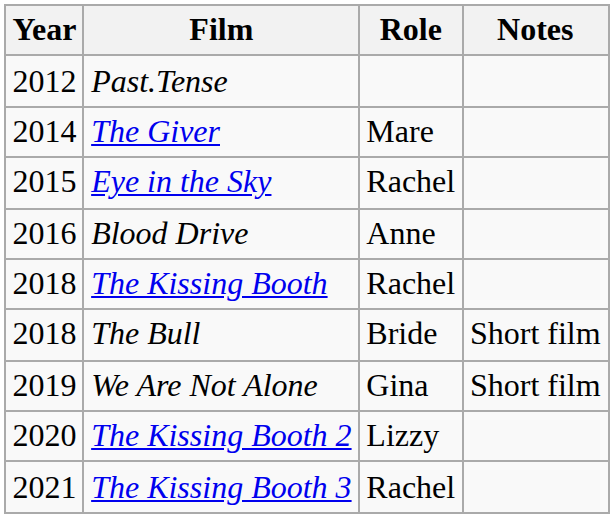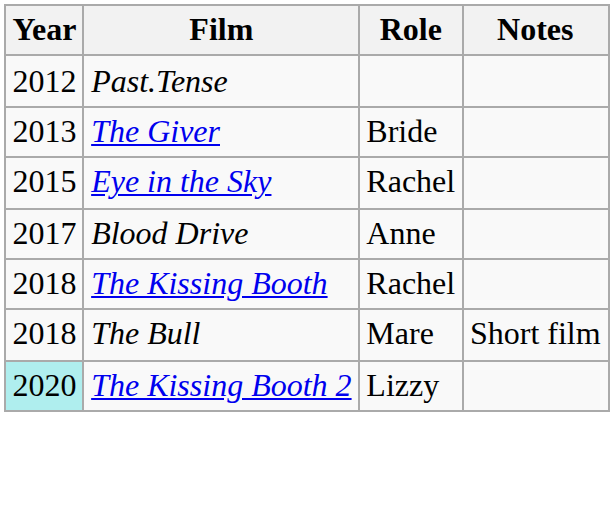(44, 131) 2014 -> (44, 131) 2013
(400, 131) Mare -> (402, 131) Bride
(44, 232) 2016 -> (44, 232) 2017
(402, 334) Bride -> (400, 334) Mare
- row: (204, 385)
(44, 435) no background -> (44, 385) paleturquoise background
- row: (221, 486)
